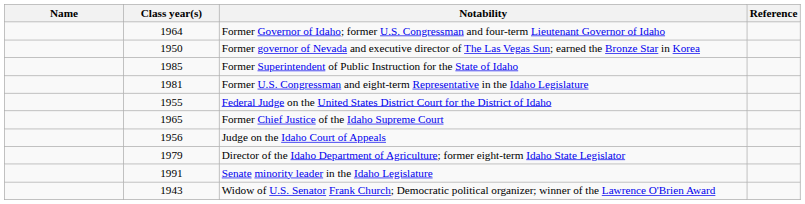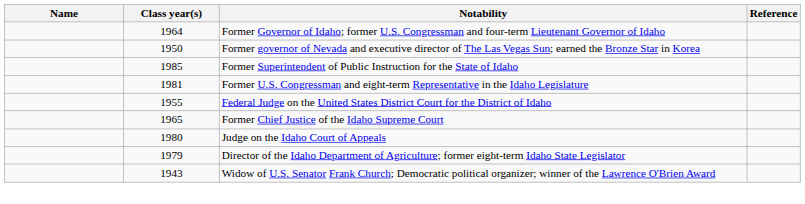(171, 137) 1956 -> (171, 137) 1980
- row: (327, 173)
